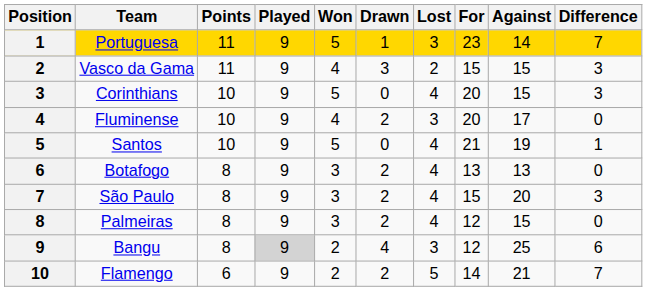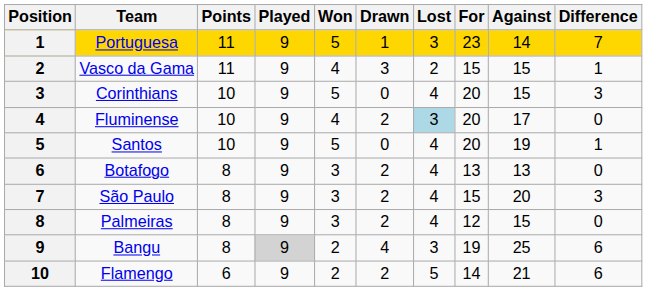(598, 68) 3 -> (598, 68) 1
(434, 119) no background -> (434, 119) lightblue background
(472, 145) 21 -> (472, 145) 20
(472, 247) 12 -> (472, 247) 19
(598, 273) 7 -> (598, 273) 6
